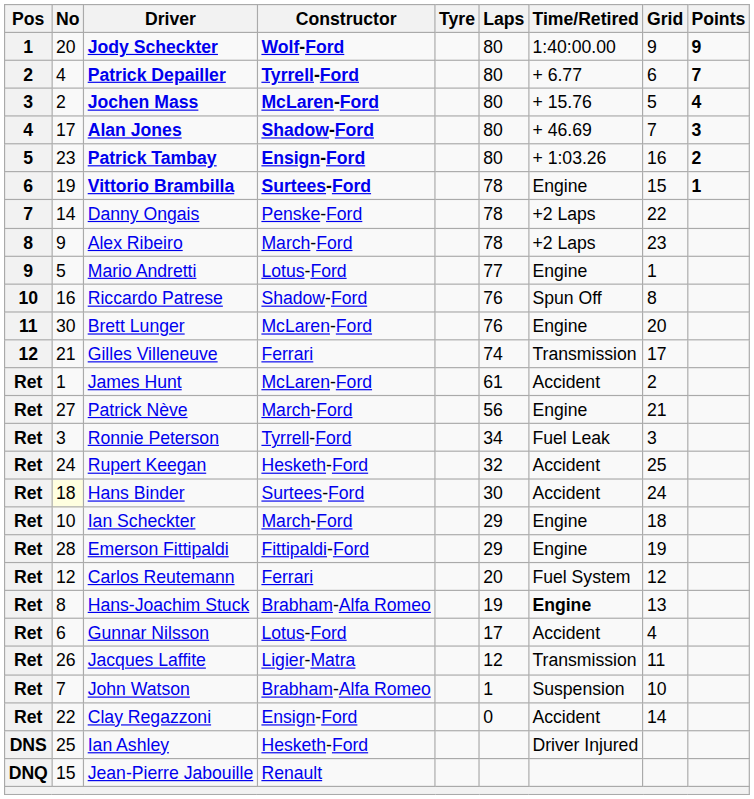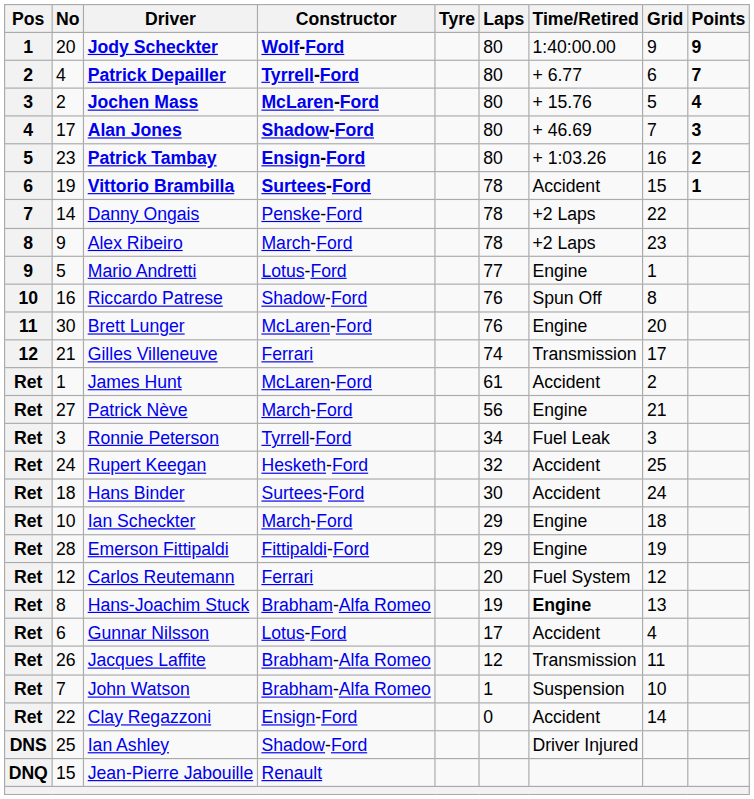(560, 186) Engine -> (566, 186) Accident
(66, 493) lightyellow background -> (66, 493) no background
(308, 661) Ligier-Matra -> (346, 661) Brabham-Alfa Romeo
(315, 744) Hesketh-Ford -> (314, 744) Shadow-Ford
